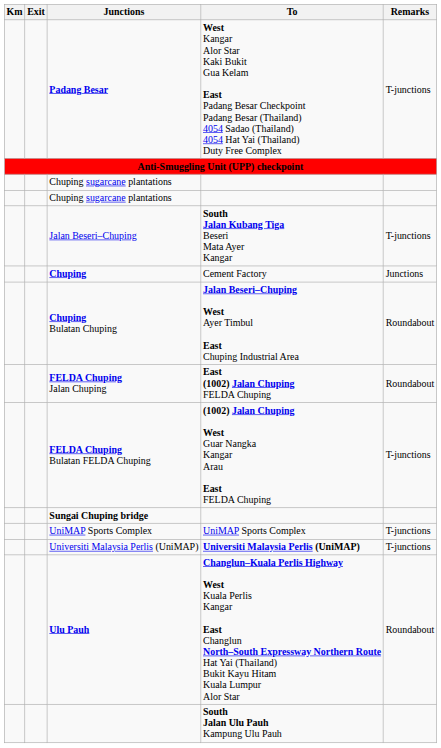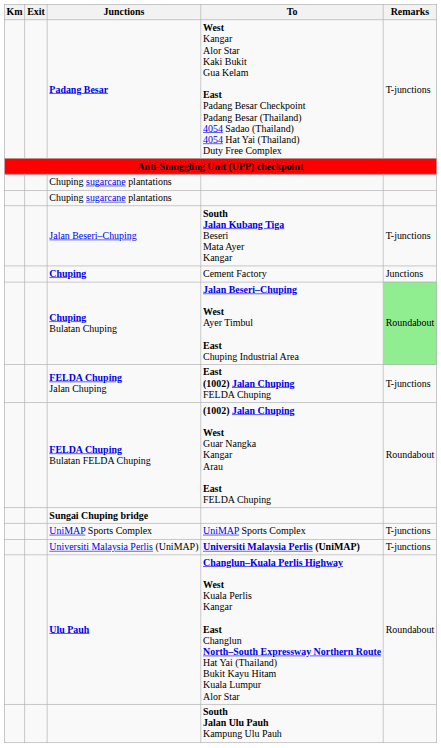(410, 323) no background -> (410, 323) lightgreen background
(410, 383) Roundabout -> (408, 383) T-junctions
(408, 455) T-junctions -> (410, 455) Roundabout
